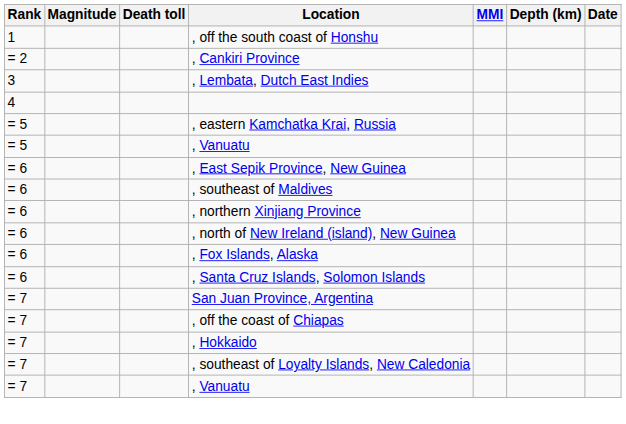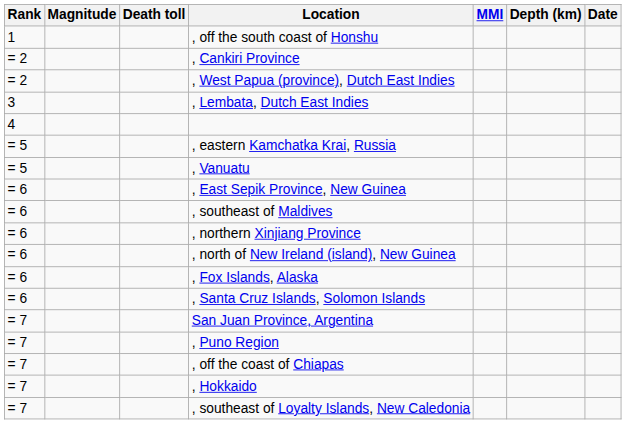+ row: (17, 80)
+ row: (17, 342)
- row: (17, 386)
